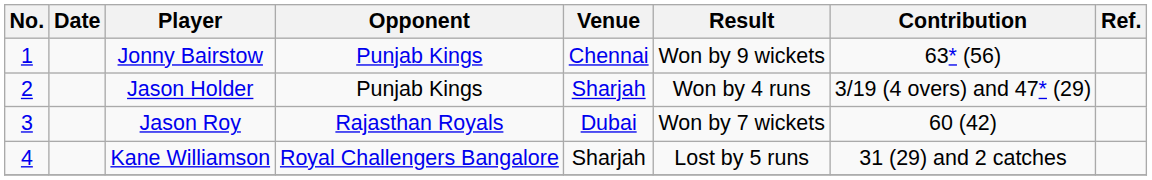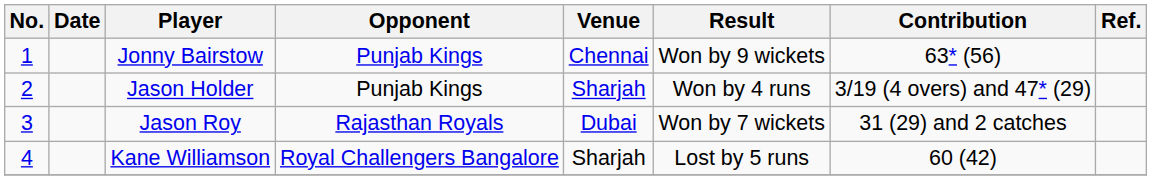(963, 123) 60 (42) -> (963, 123) 31 (29) and 2 catches
(963, 157) 31 (29) and 2 catches -> (963, 157) 60 (42)
